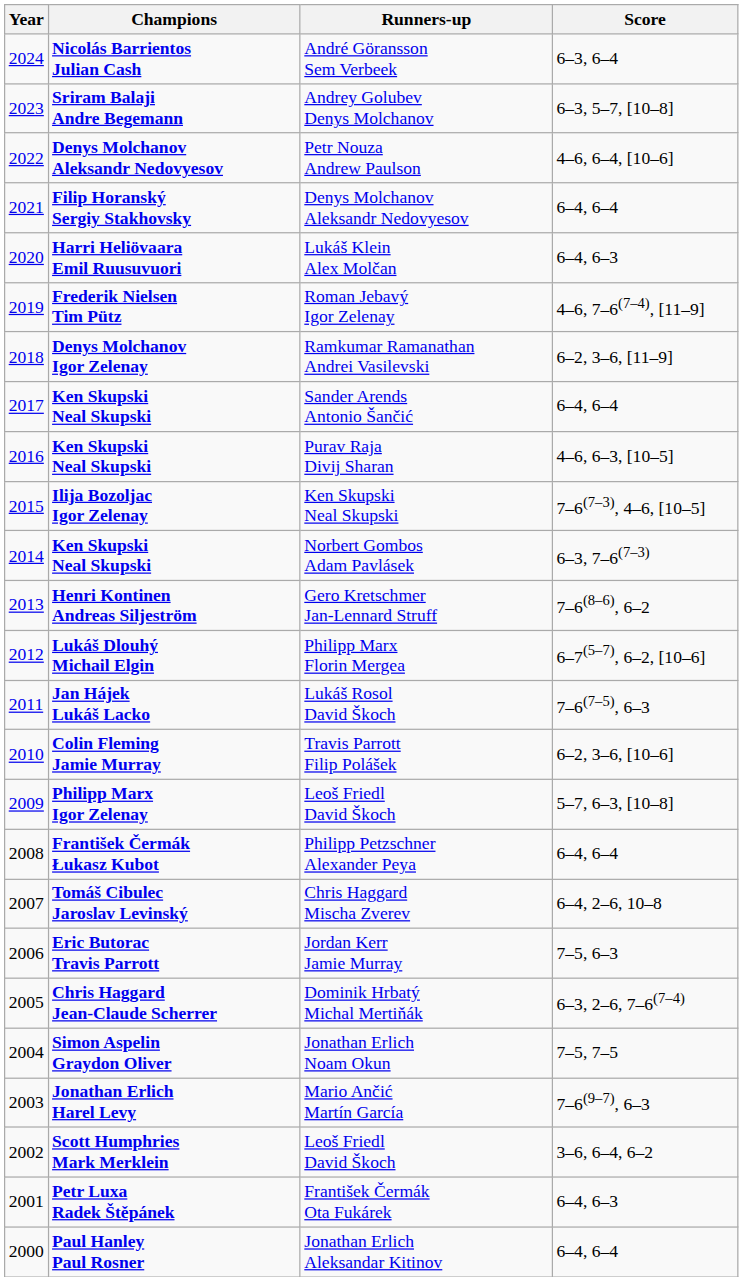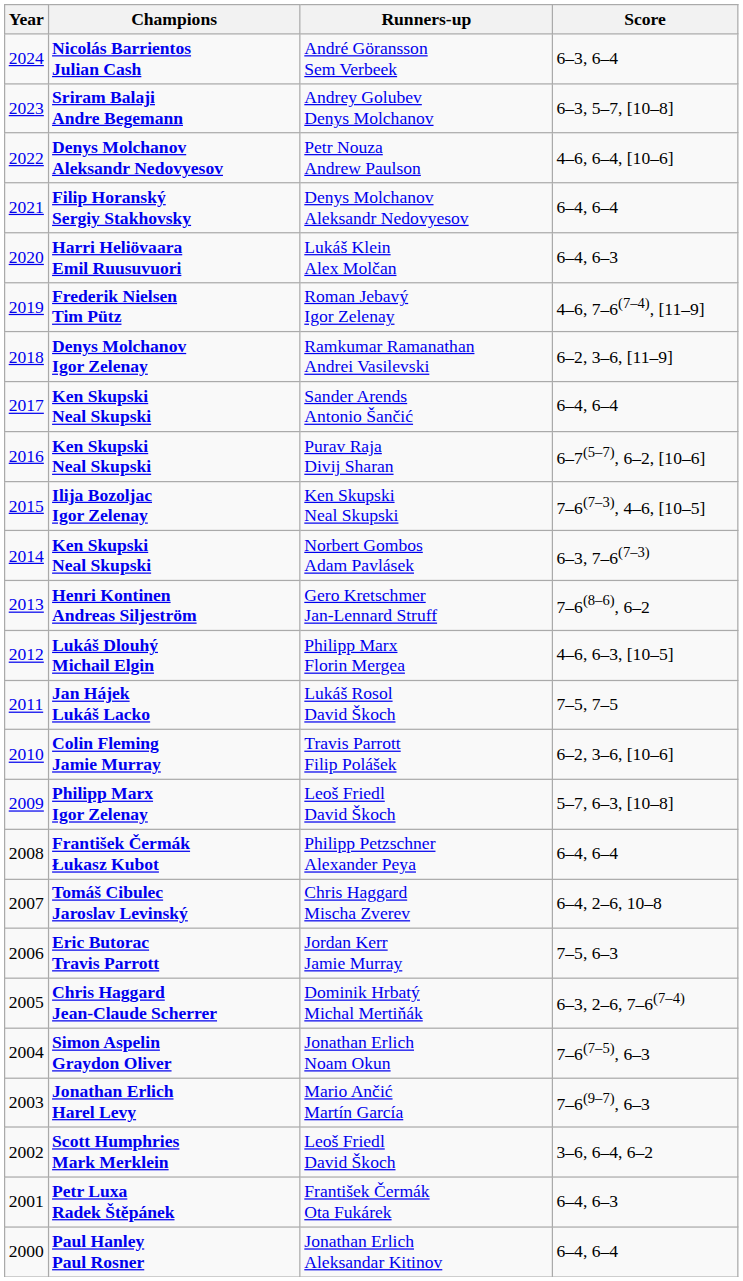(615, 456) 4–6, 6–3, [10–5] -> (631, 456) 6–7(5–7), 6–2, [10–6]
(631, 655) 6–7(5–7), 6–2, [10–6] -> (615, 655) 4–6, 6–3, [10–5]
(603, 705) 7–6(7–5), 6–3 -> (587, 705) 7–5, 7–5
(587, 1053) 7–5, 7–5 -> (603, 1053) 7–6(7–5), 6–3
